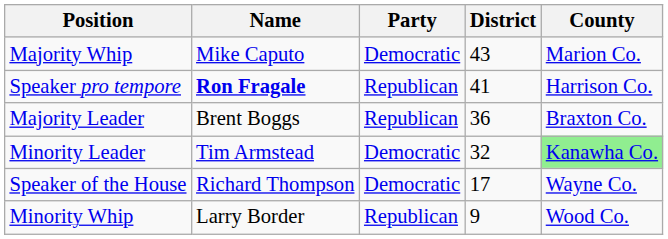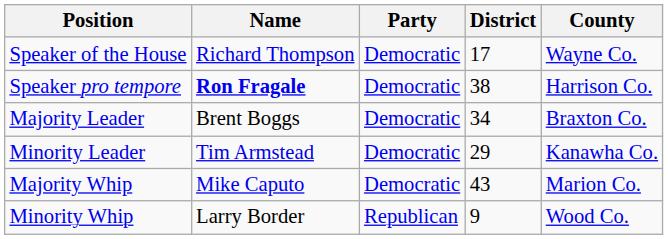rows swapped: (98, 184) <-> (71, 53)
(411, 86) Republican -> (412, 86) Democratic
(480, 86) 41 -> (480, 86) 38
(411, 119) Republican -> (412, 119) Democratic
(480, 119) 36 -> (480, 119) 34
(480, 151) 32 -> (480, 151) 29
(602, 151) lightgreen background -> (602, 151) no background
